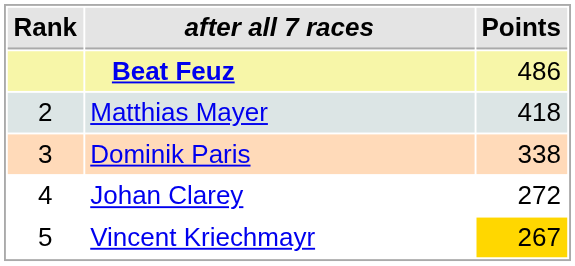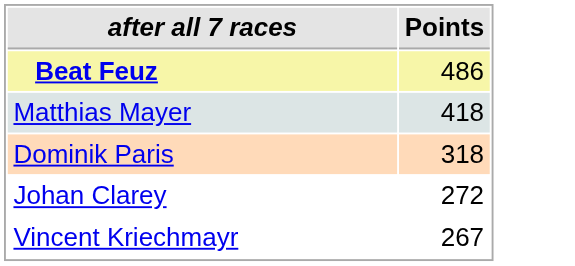- column: (45, 28)
(539, 154) 338 -> (462, 154) 318
(539, 237) gold background -> (462, 237) no background
